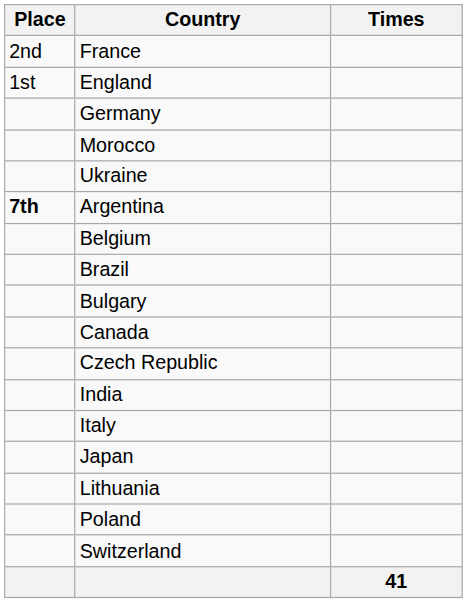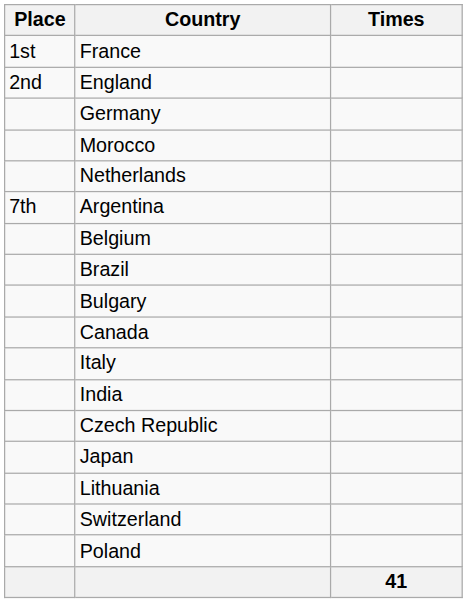(26, 51) 2nd -> (22, 51) 1st
(22, 82) 1st -> (26, 82) 2nd
+ row: (133, 176)
- row: (114, 176)
(24, 207) bold -> (23, 207) normal
rows swapped: (149, 363) <-> (98, 425)
rows swapped: (110, 519) <-> (131, 550)
